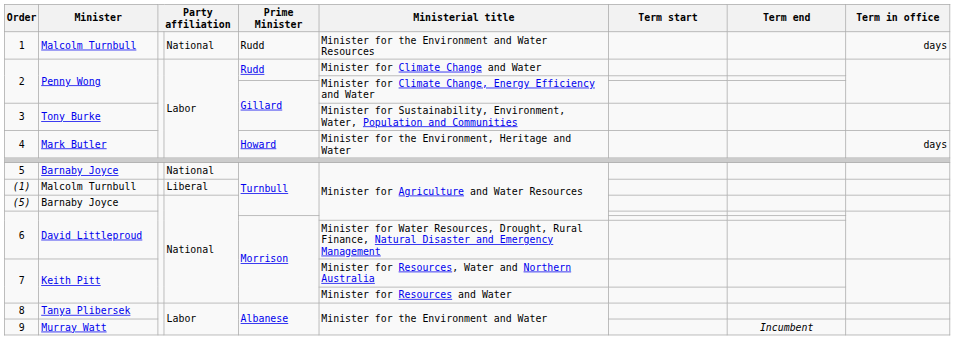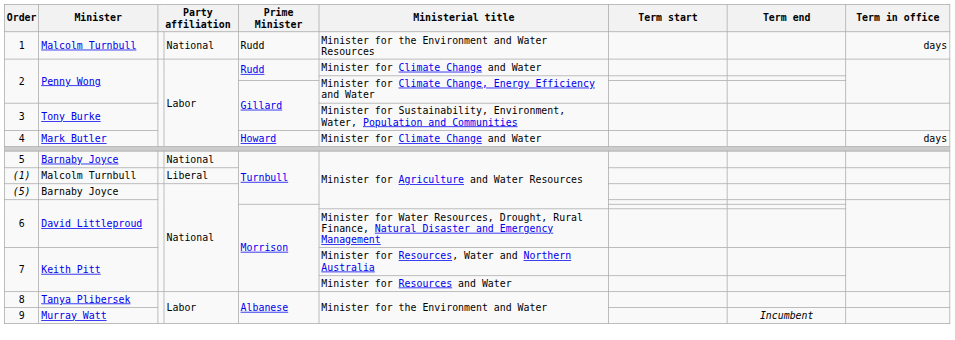(446, 144) Minister for the Environment, Heritage and Water -> (431, 139) Minister for Climate Change and Water
